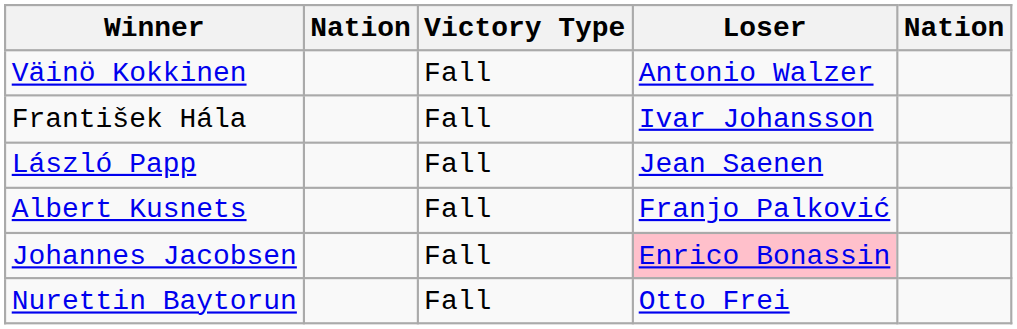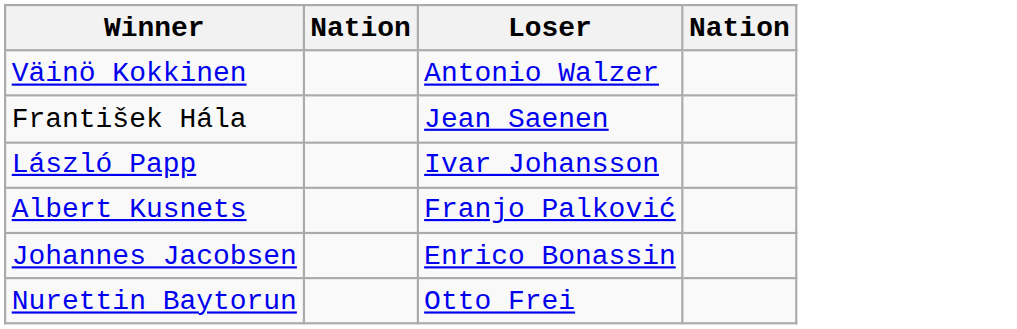- column: (525, 28)
(756, 119) Ivar Johansson -> (516, 119) Jean Saenen
(731, 165) Jean Saenen -> (542, 165) Ivar Johansson
(765, 256) pink background -> (550, 256) no background
